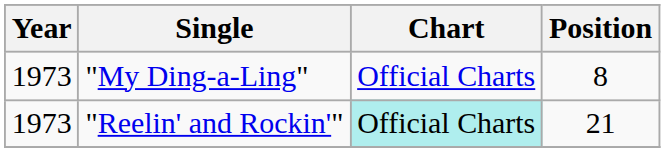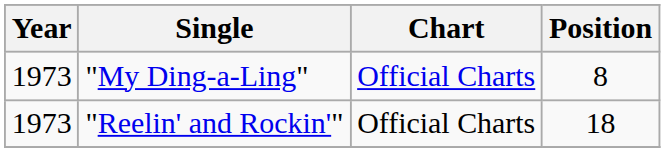(446, 123) paleturquoise background -> (446, 123) no background
(601, 123) 21 -> (601, 123) 18
